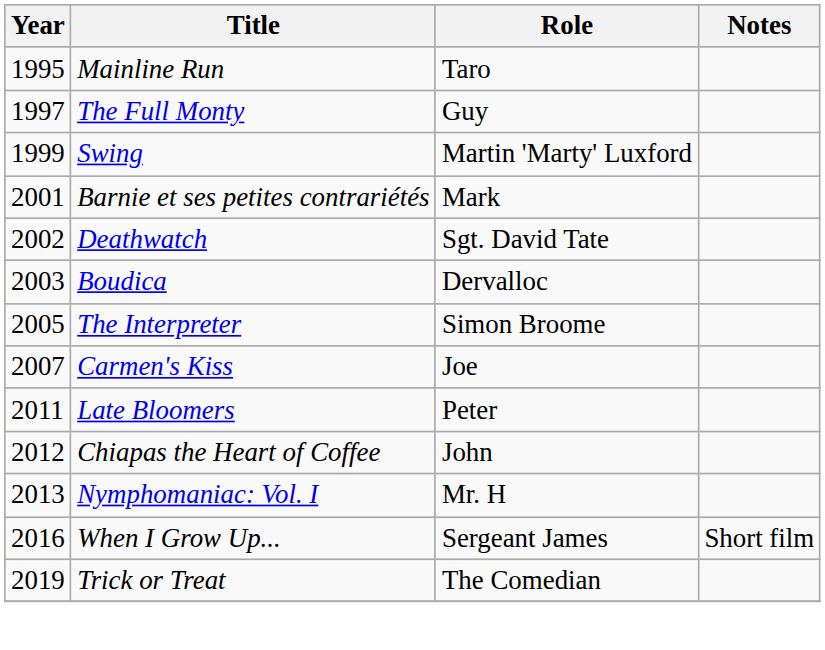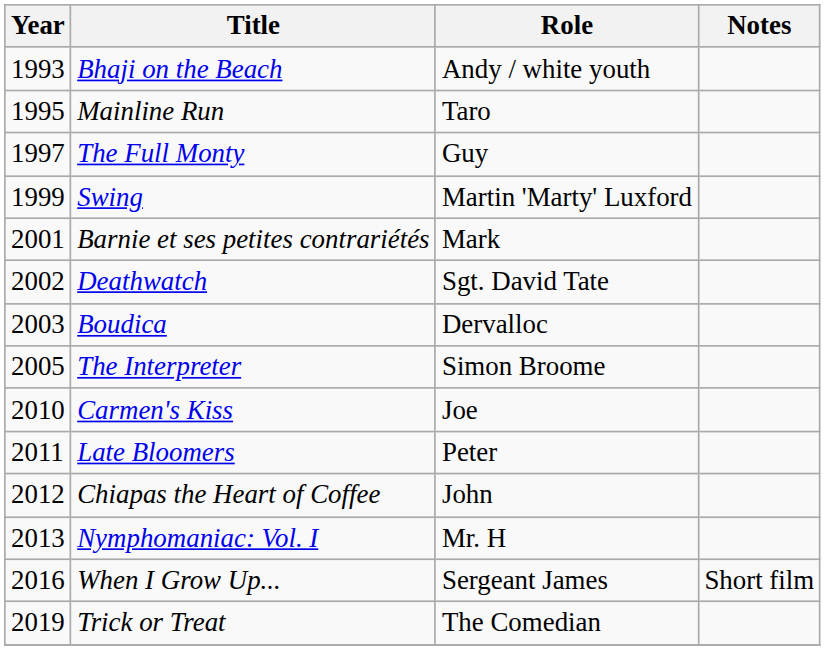+ row: (180, 68)
(38, 366) 2007 -> (38, 409) 2010
